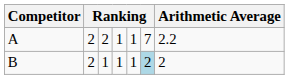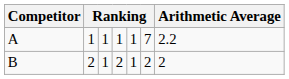(91, 39) 2 -> (91, 39) 1
(105, 39) 2 -> (105, 39) 1
(119, 62) 1 -> (119, 62) 2
(148, 62) lightblue background -> (148, 62) no background
